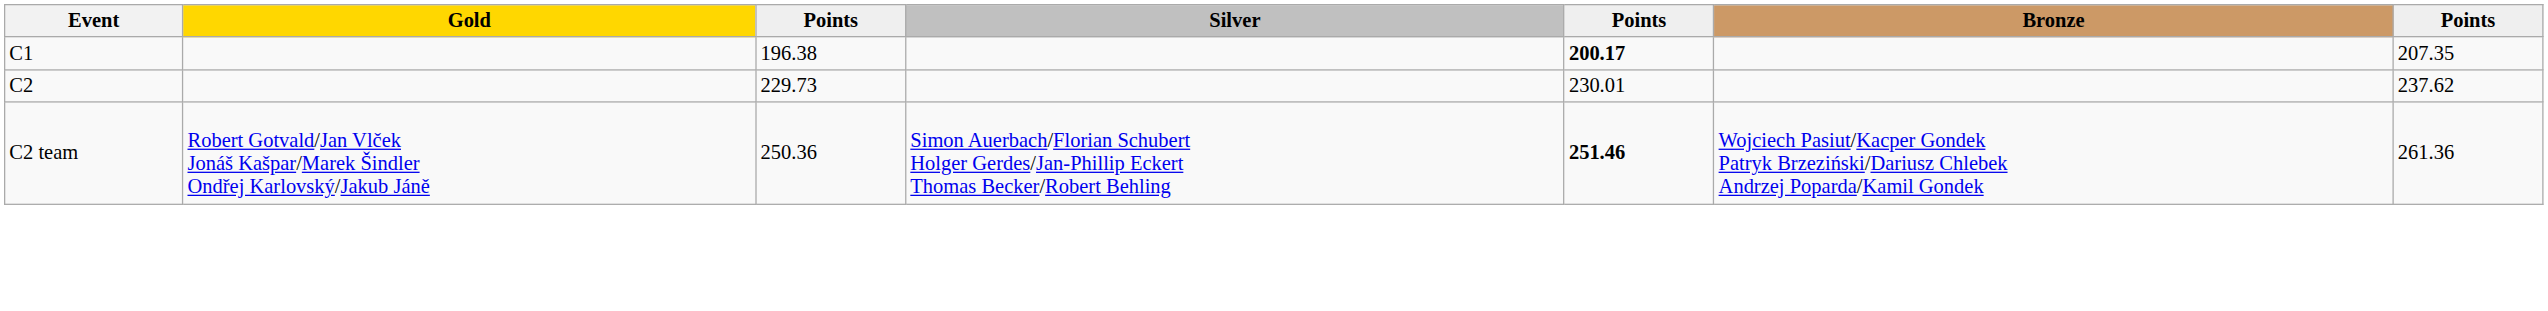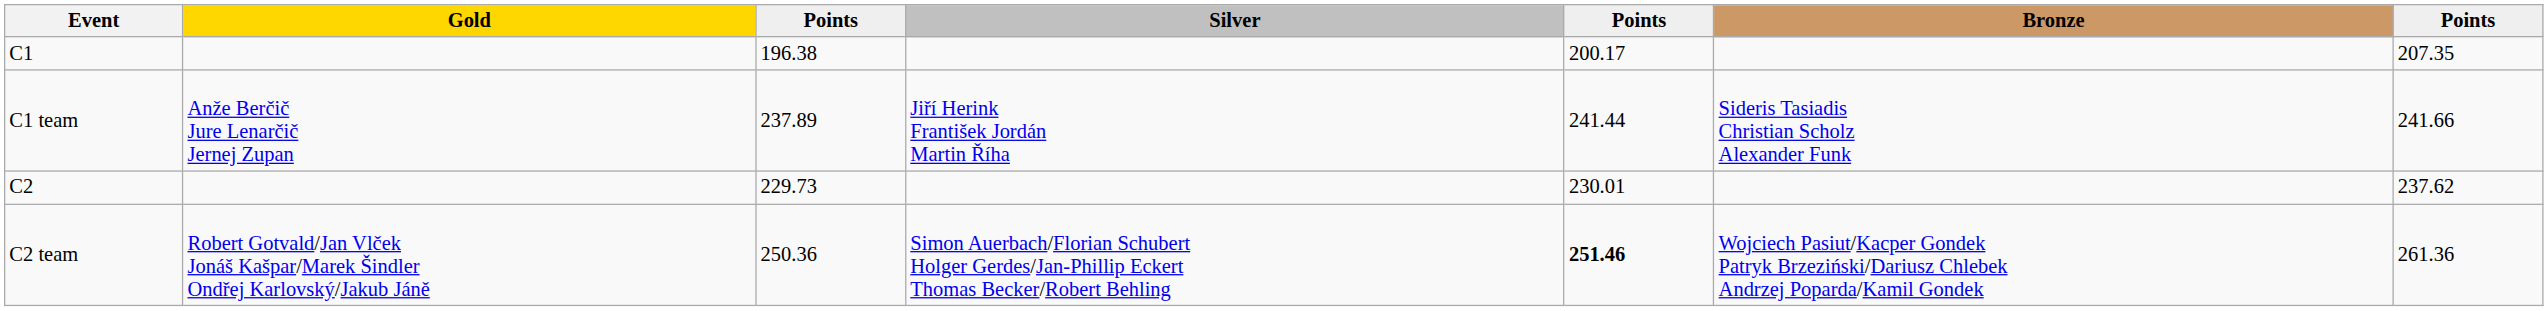(1597, 53) bold -> (1597, 53) normal
+ row: (44, 120)
